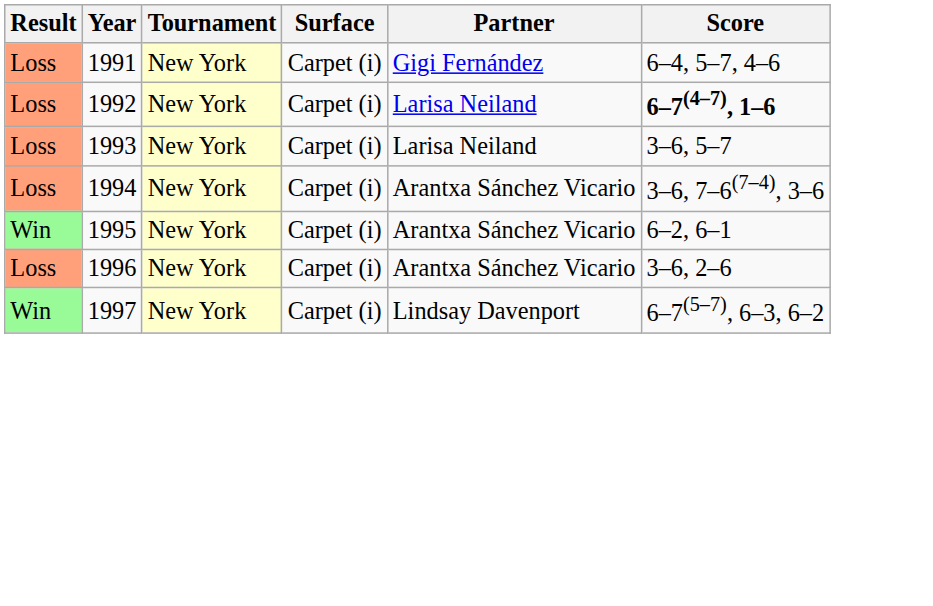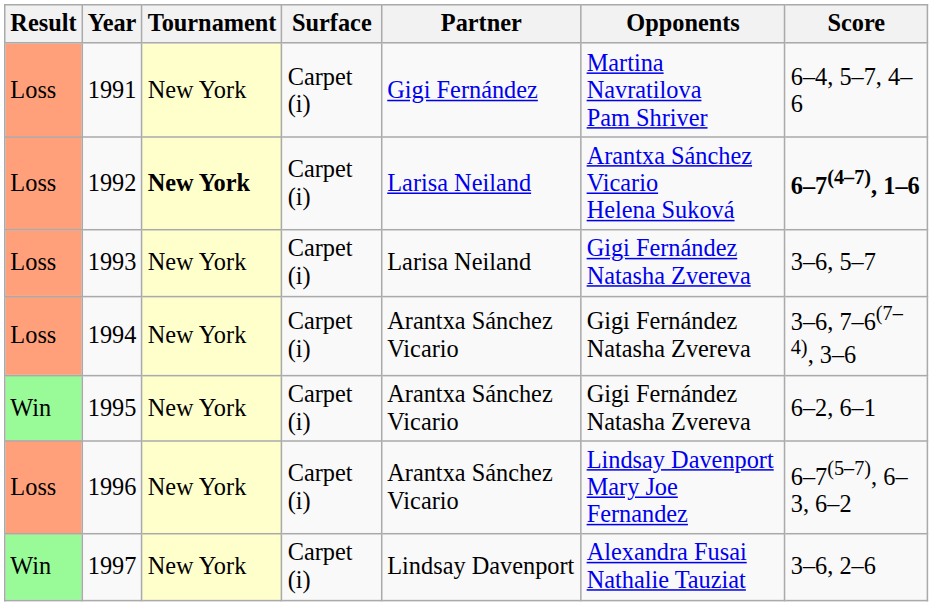+ column: (683, 23)
(197, 104) normal -> (199, 183) bold
(689, 268) 3–6, 2–6 -> (849, 487) 6–7(5–7), 6–3, 6–2
(735, 310) 6–7(5–7), 6–3, 6–2 -> (833, 566) 3–6, 2–6
